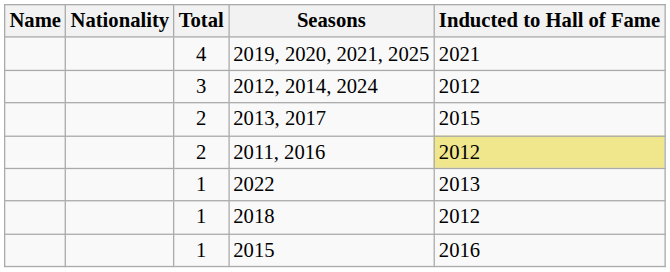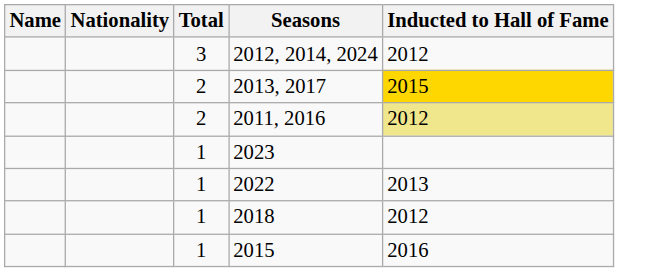- row: (331, 53)
(460, 119) no background -> (408, 86) gold background
+ row: (254, 151)
